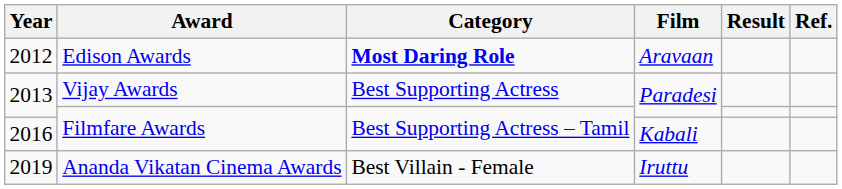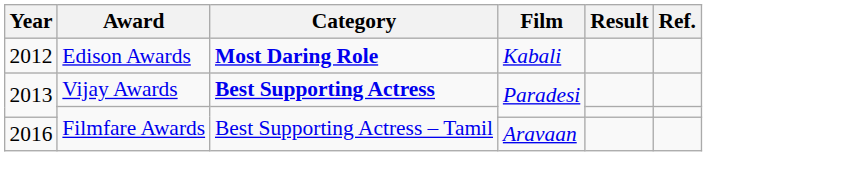(676, 55) Aravaan -> (532, 55) Kabali
(455, 89) normal -> (325, 89) bold
(669, 133) Kabali -> (540, 133) Aravaan
- row: (31, 167)
